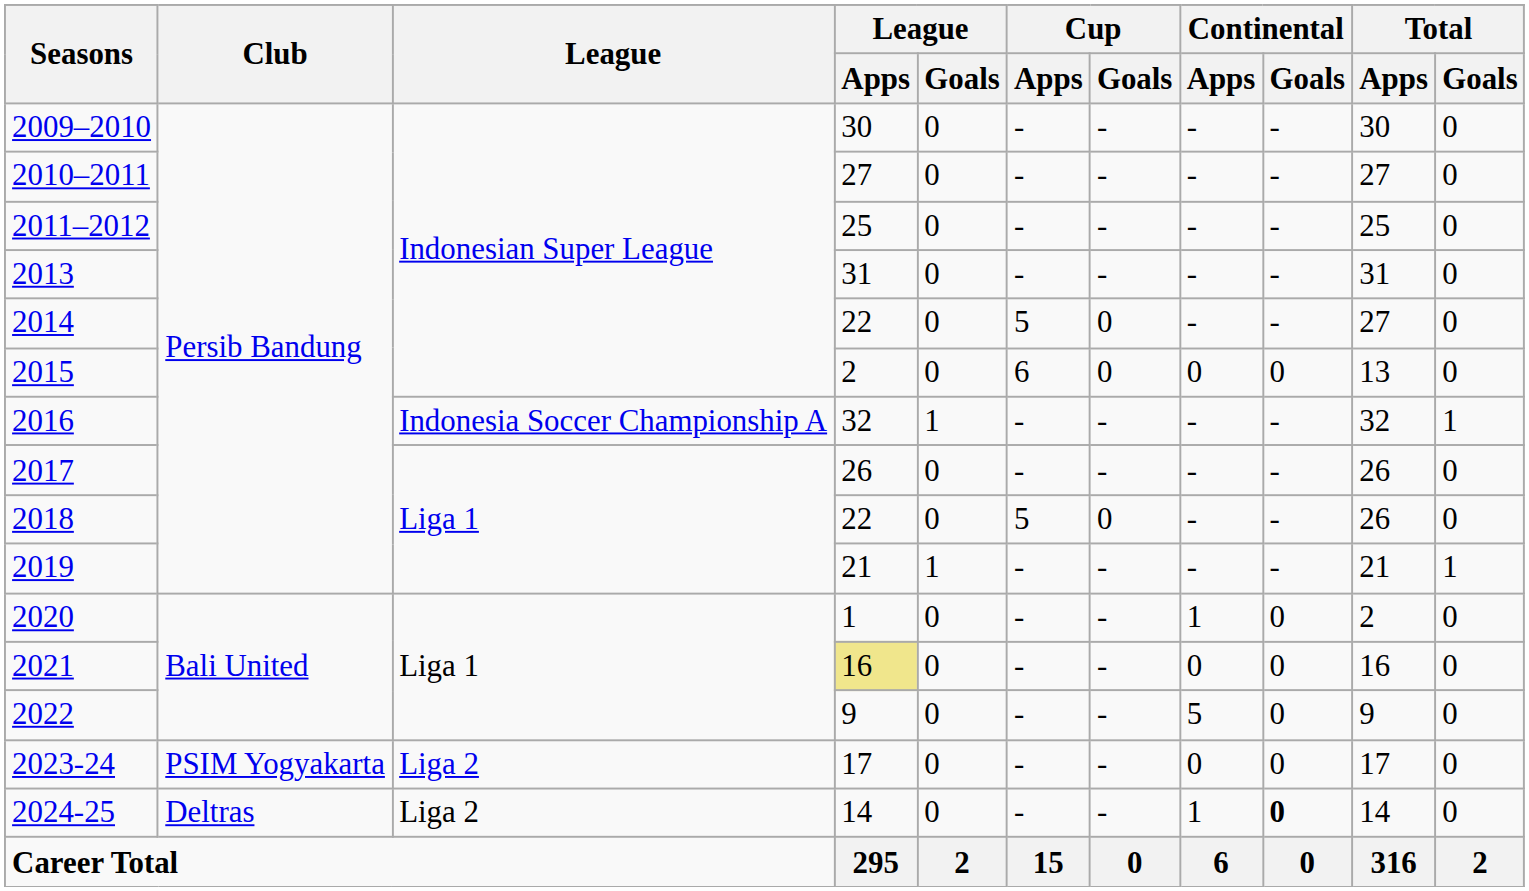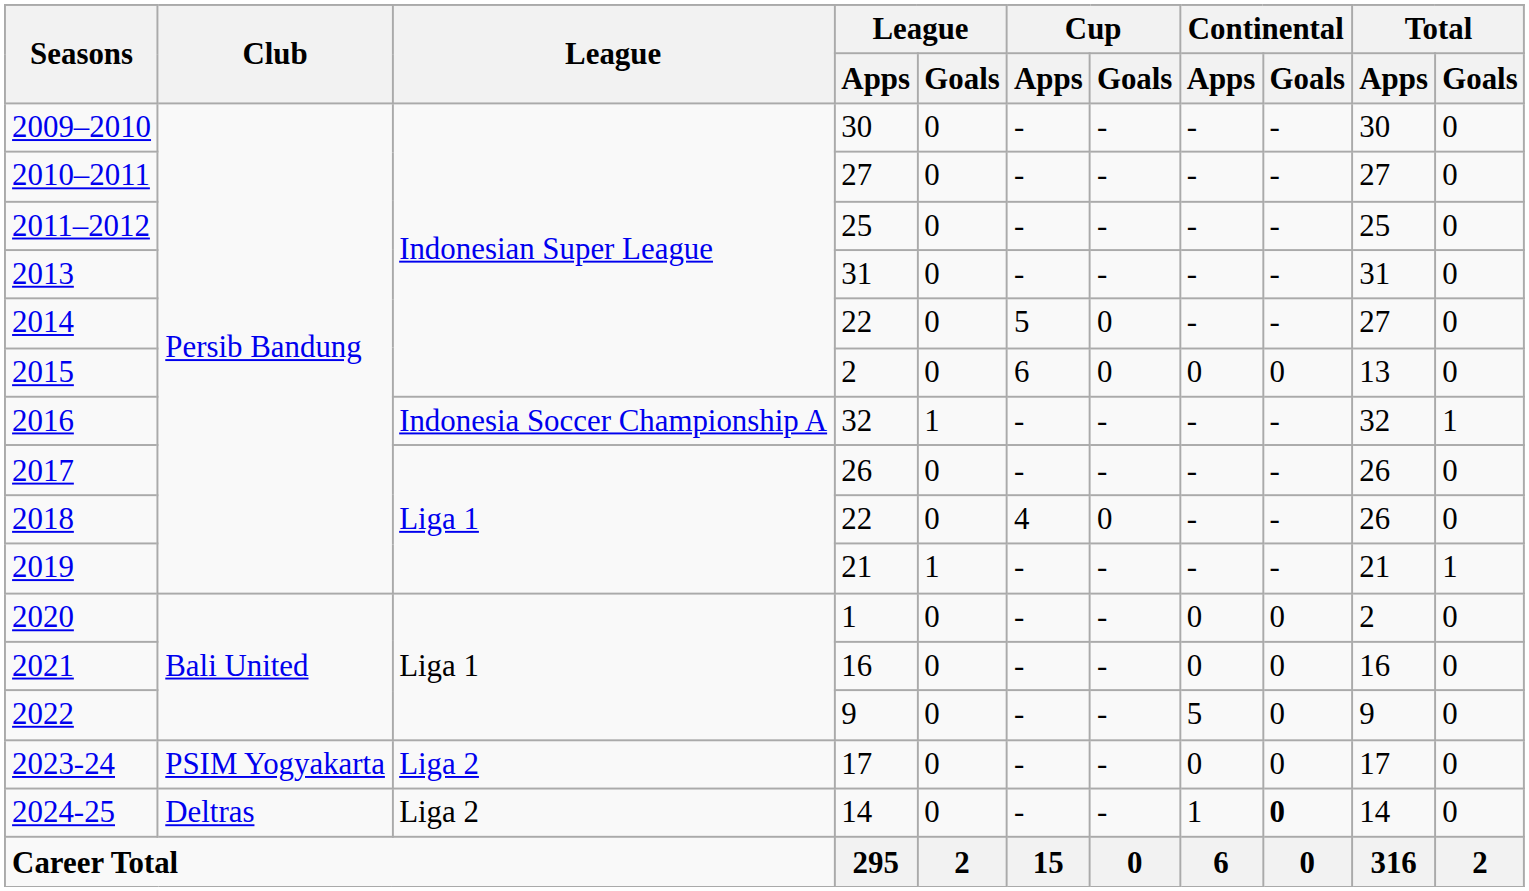(1022, 518) 5 -> (1022, 518) 4
(1194, 616) 1 -> (1194, 616) 0
(857, 665) khaki background -> (857, 665) no background
